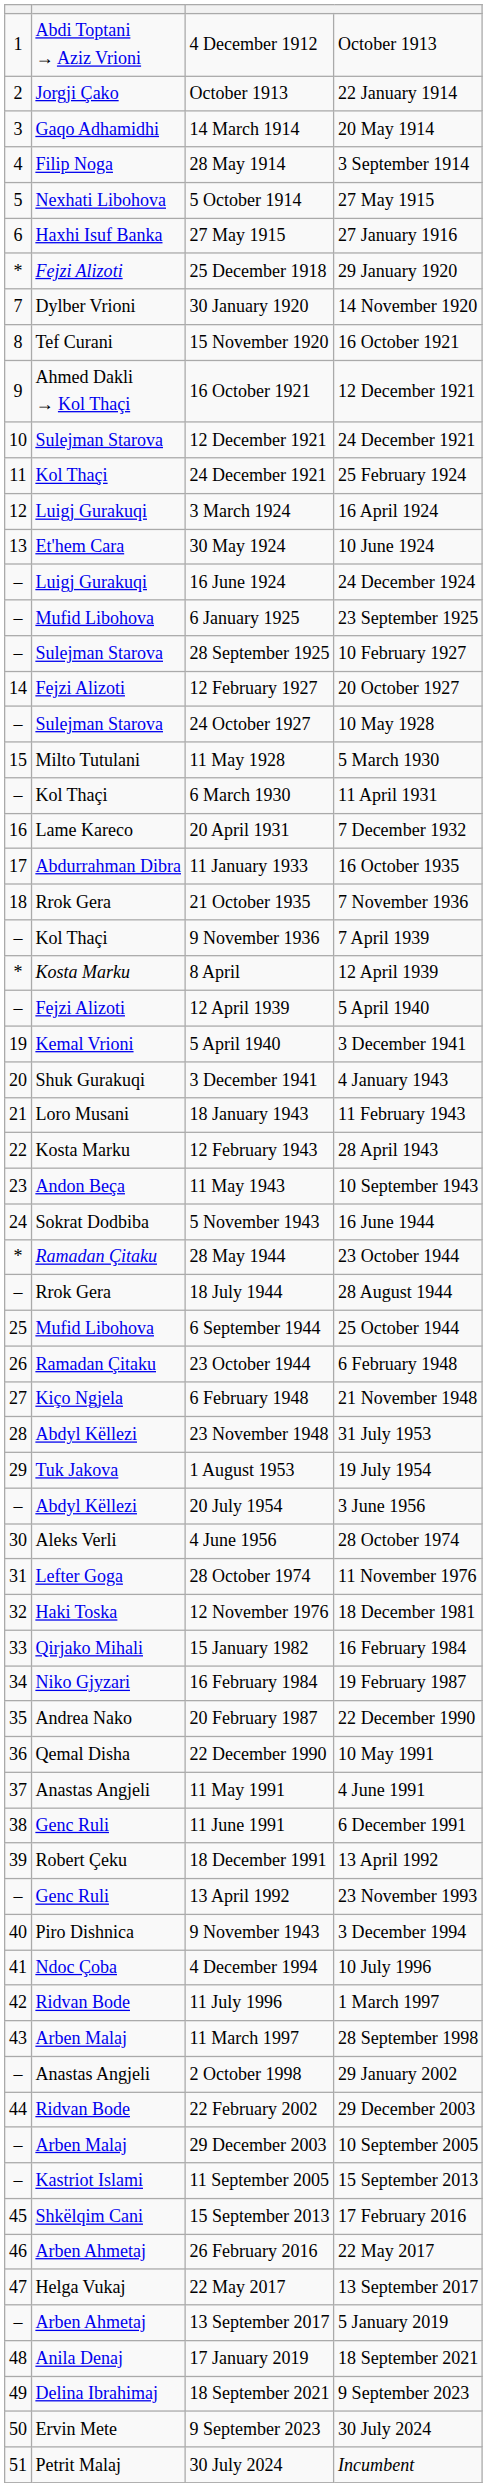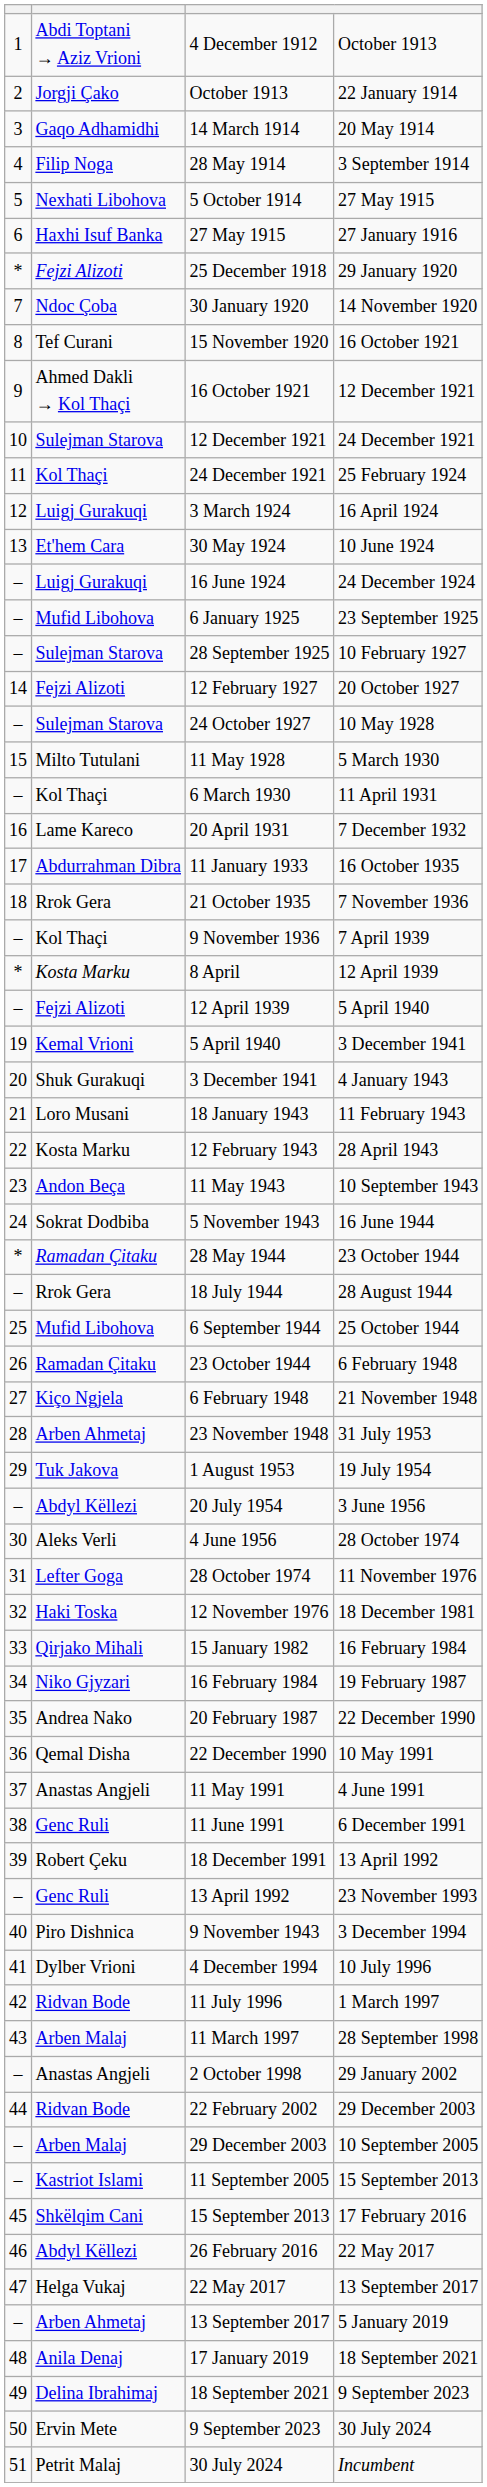(85, 306) Dylber Vrioni -> (76, 306) Ndoc Çoba
(86, 1434) Abdyl Këllezi -> (91, 1434) Arben Ahmetaj
(76, 1967) Ndoc Çoba -> (85, 1967) Dylber Vrioni
(91, 2251) Arben Ahmetaj -> (86, 2251) Abdyl Këllezi
